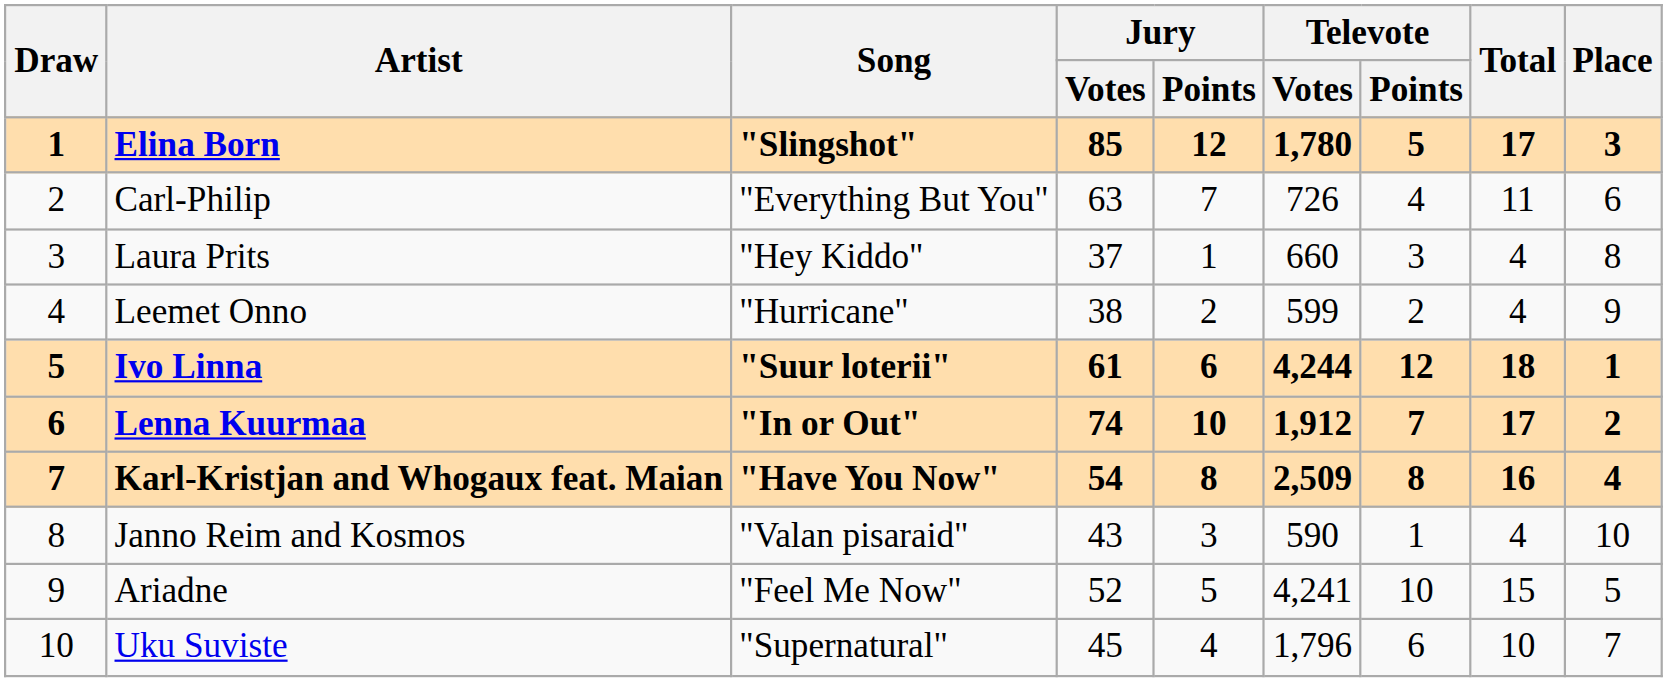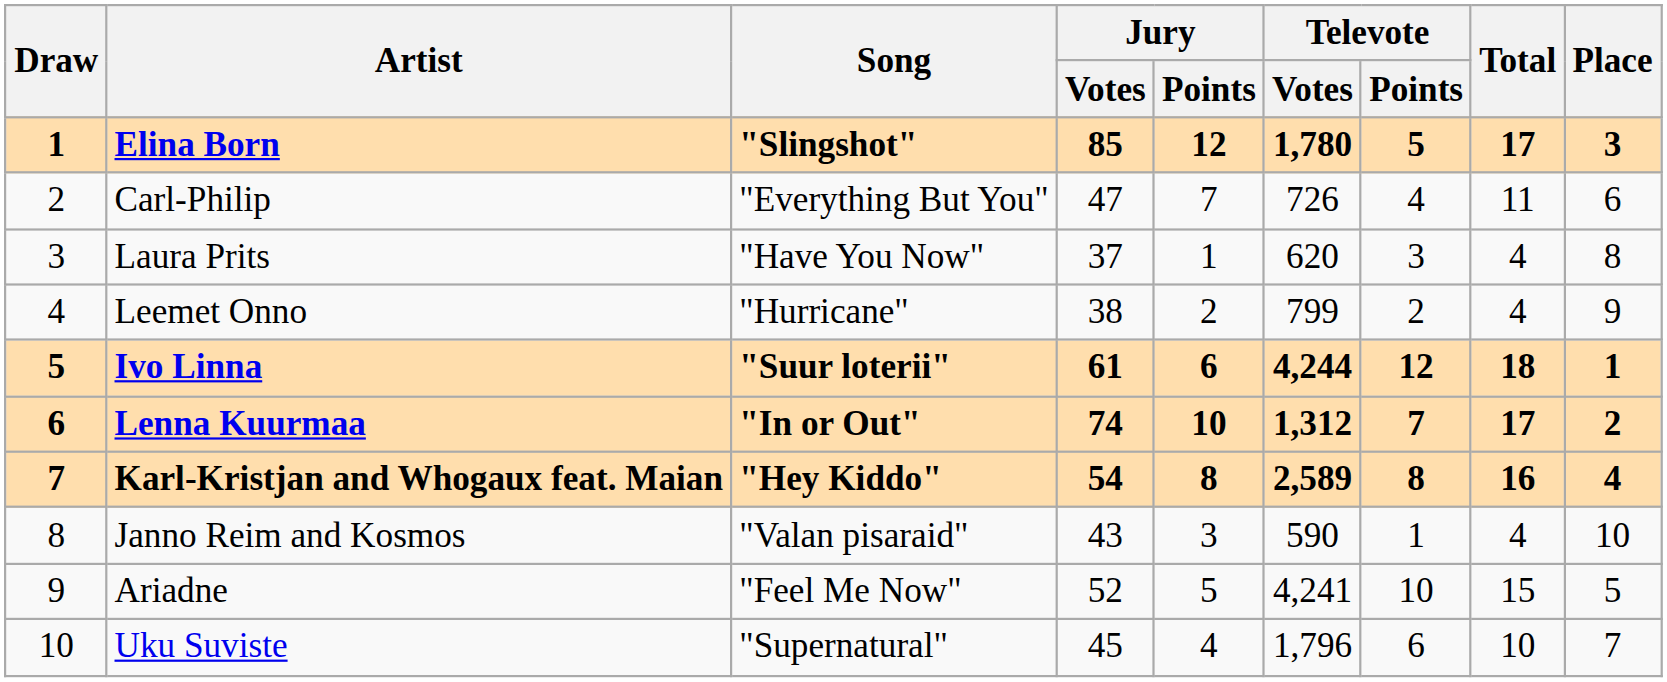(1105, 199) 63 -> (1105, 199) 47
(831, 255) "Hey Kiddo" -> (862, 255) "Have You Now"
(1313, 255) 660 -> (1313, 255) 620
(1313, 311) 599 -> (1313, 311) 799
(1313, 423) 1,912 -> (1313, 423) 1,312
(870, 479) "Have You Now" -> (840, 479) "Hey Kiddo"
(1313, 479) 2,509 -> (1313, 479) 2,589
